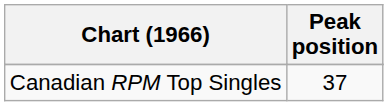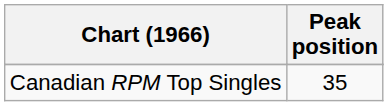(335, 82) 37 -> (335, 82) 35
